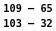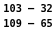rows swapped: (28, 23) <-> (28, 8)
